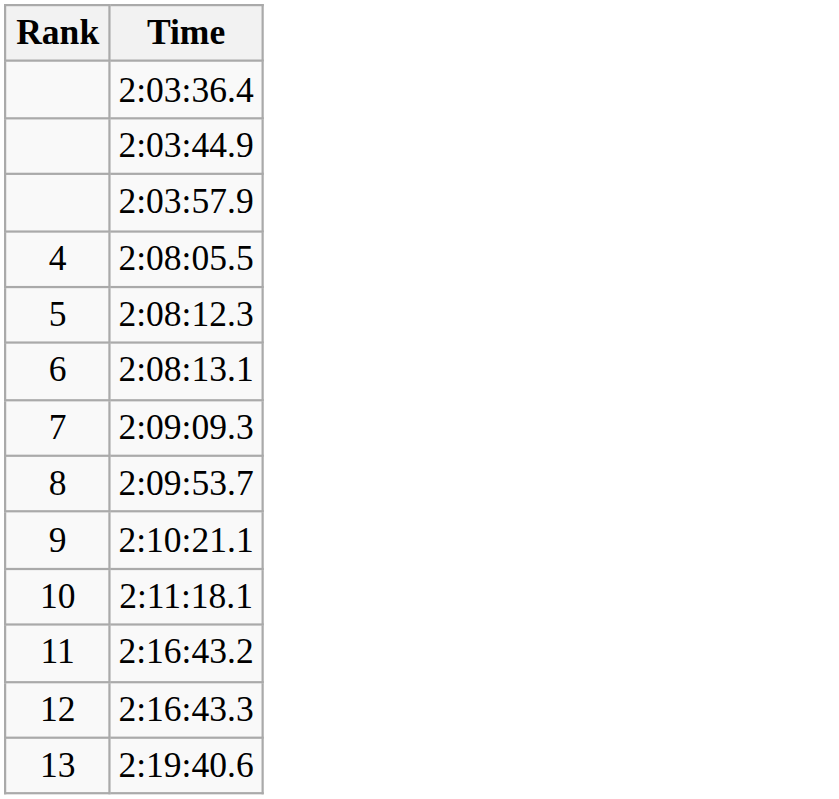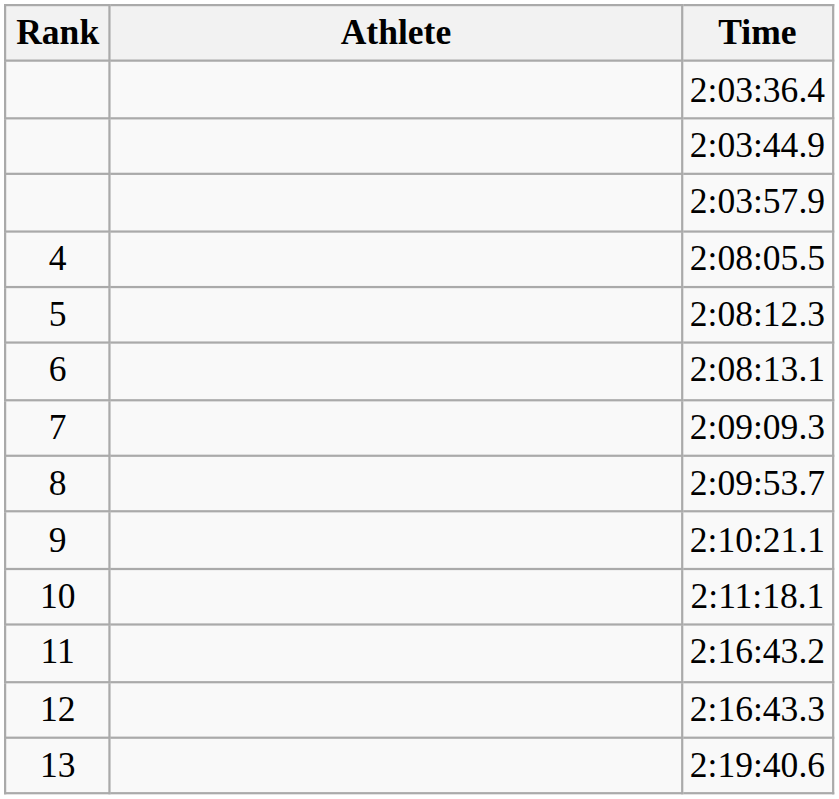+ column: (396, 32)
